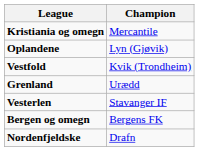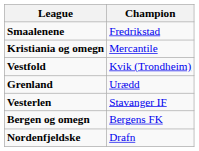+ row: (36, 31)
- row: (33, 48)
